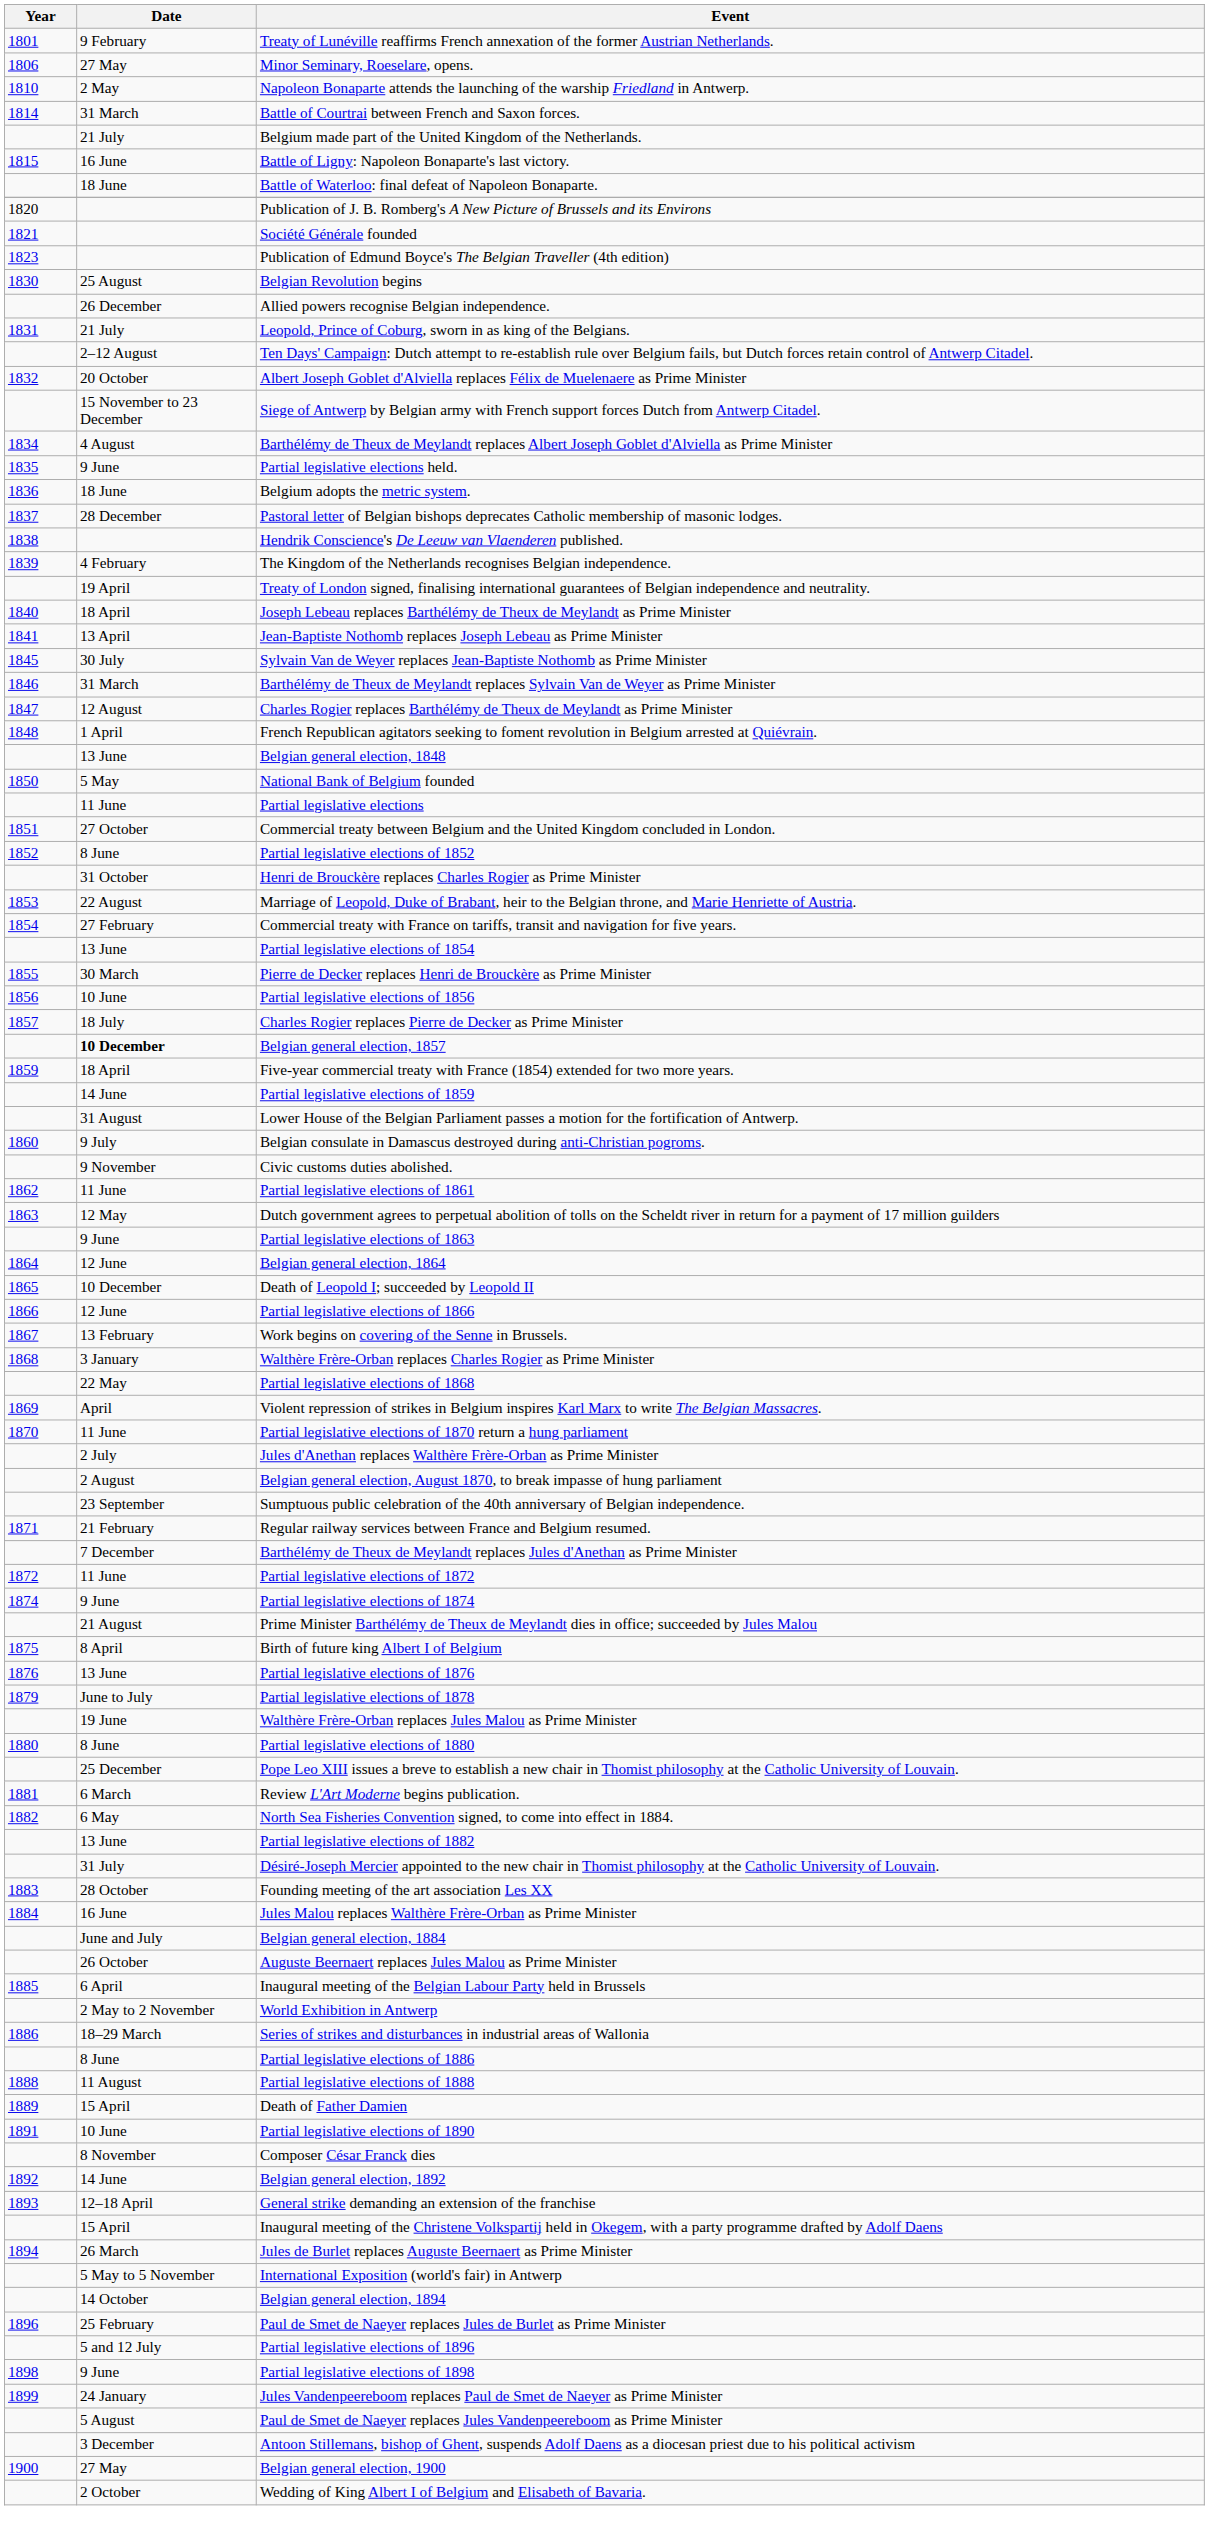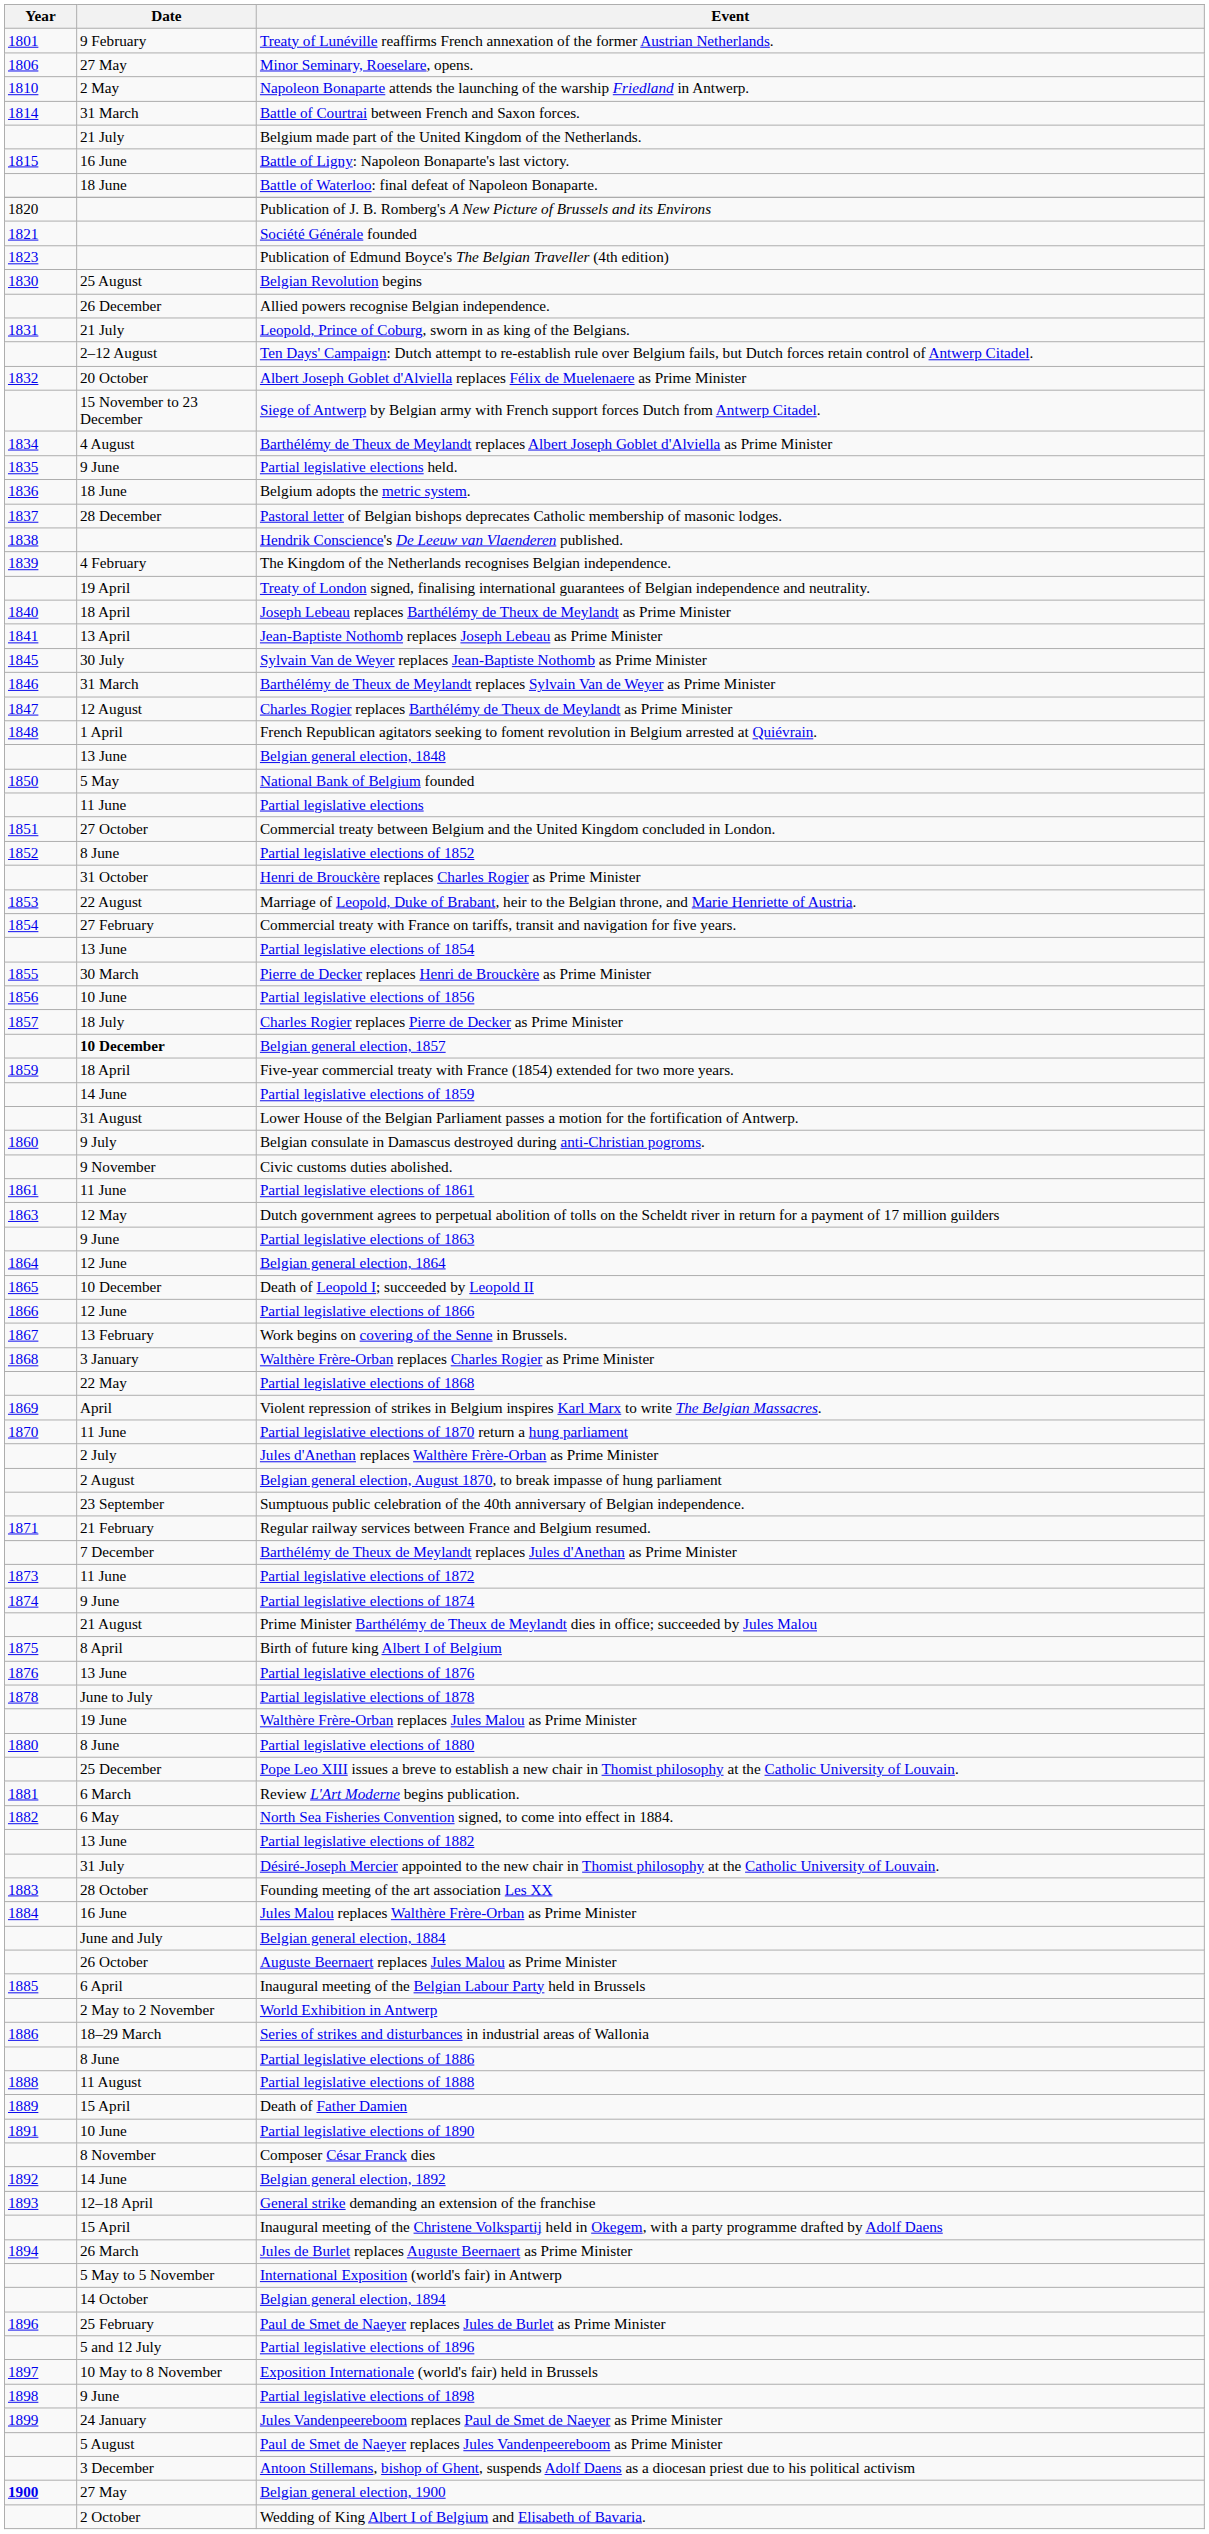(23, 1190) 1862 -> (23, 1190) 1861
(23, 1576) 1872 -> (23, 1576) 1873
(23, 1696) 1879 -> (23, 1696) 1878
+ row: (429, 2371)
(23, 2468) normal -> (23, 2492) bold
